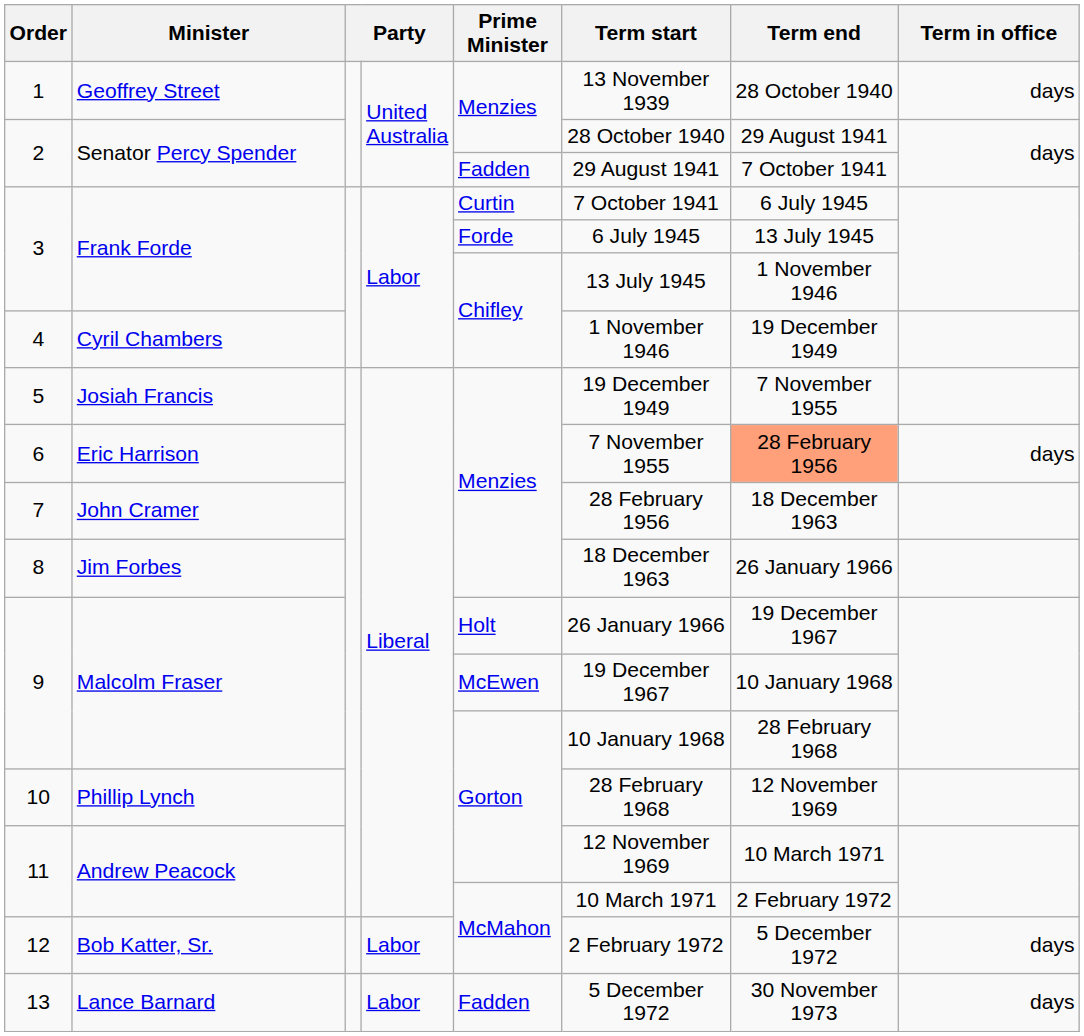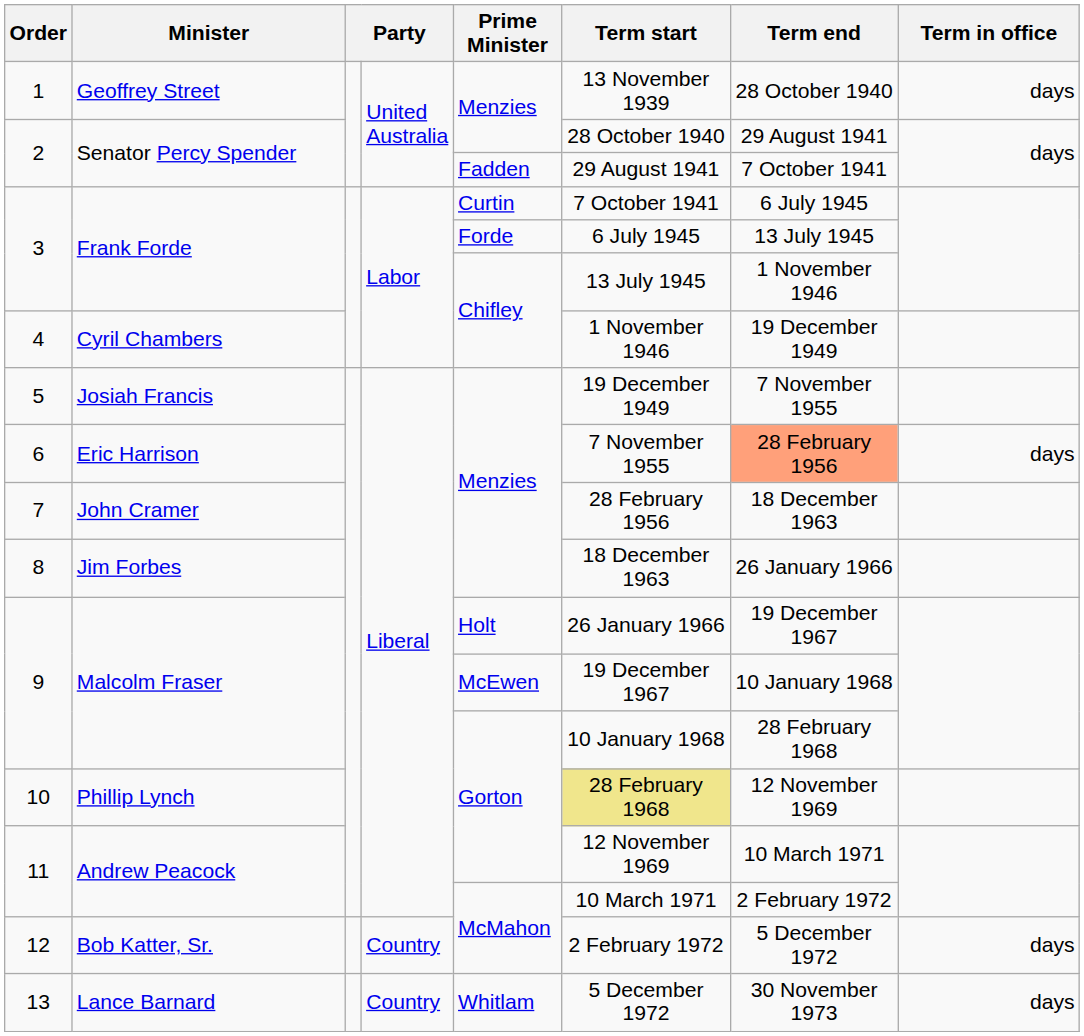(646, 796) no background -> (646, 796) khaki background
(393, 944) Labor -> (403, 944) Country
(393, 1002) Labor -> (403, 1002) Country
(494, 1002) Fadden -> (496, 1002) Whitlam
